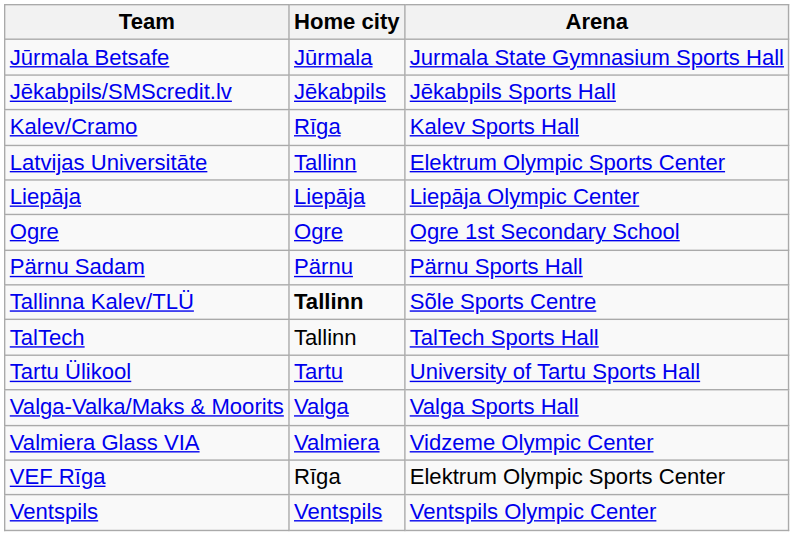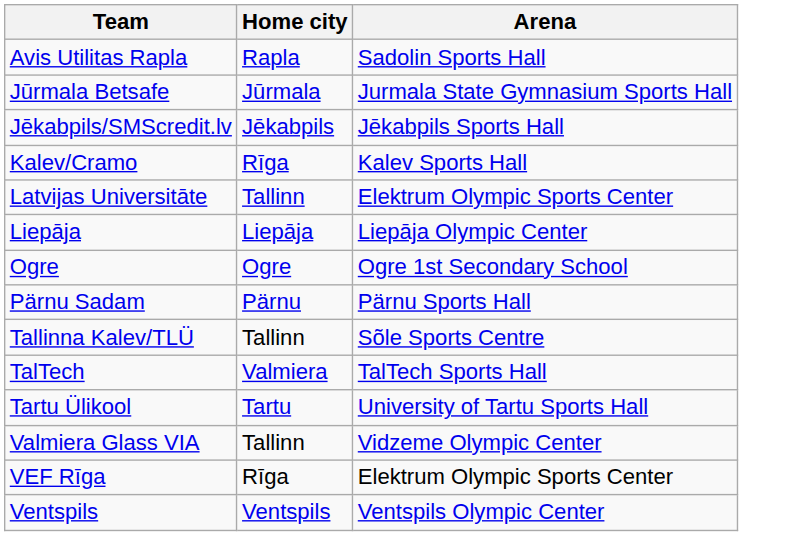+ row: (99, 57)
(329, 302) bold -> (273, 337) normal
(325, 337) Tallinn -> (285, 372) Valmiera
- row: (147, 407)
(337, 442) Valmiera -> (273, 442) Tallinn
